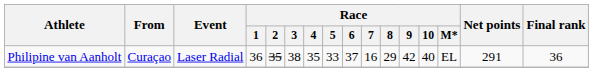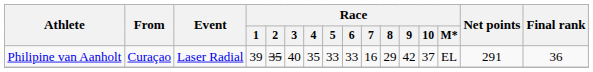(256, 56) 36 -> (256, 56) 39
(294, 56) 38 -> (294, 56) 40
(352, 56) 37 -> (352, 56) 33
(428, 56) 40 -> (428, 56) 37
